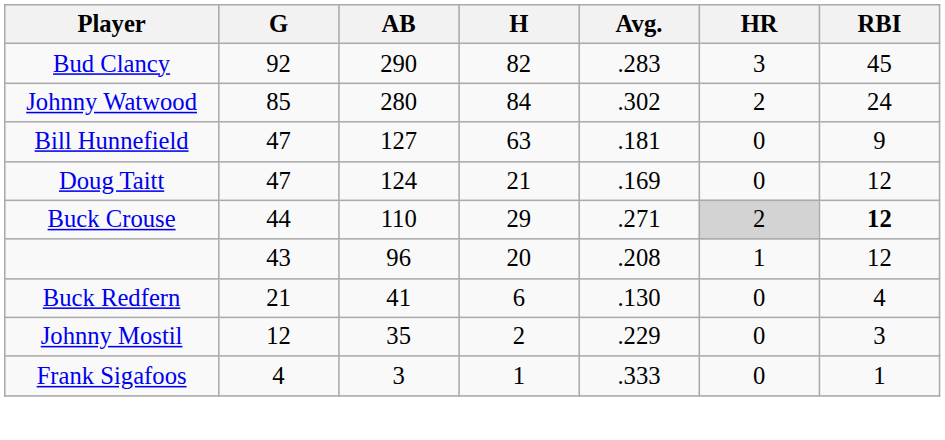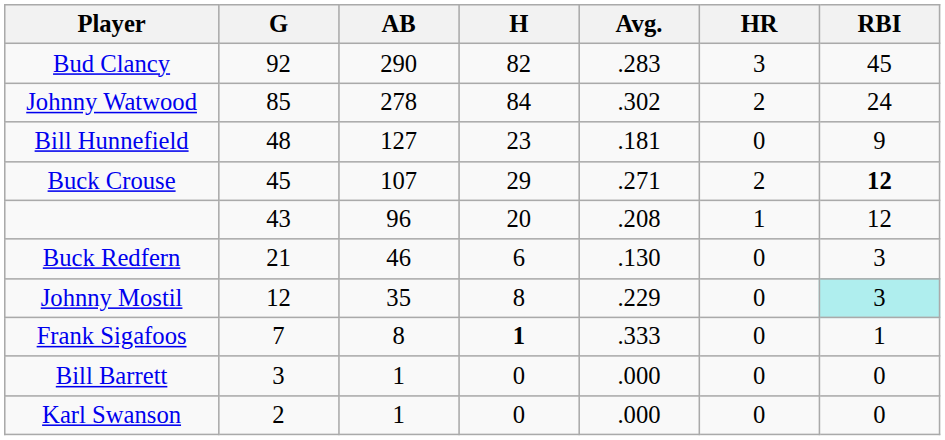(399, 102) 280 -> (399, 102) 278
(279, 141) 47 -> (279, 141) 48
(519, 141) 63 -> (519, 141) 23
- row: (112, 180)
(279, 219) 44 -> (279, 180) 45
(399, 219) 110 -> (399, 180) 107
(759, 219) lightgrey background -> (759, 180) no background
(399, 297) 41 -> (399, 258) 46
(879, 297) 4 -> (879, 258) 3
(519, 336) 2 -> (519, 297) 8
(879, 336) no background -> (879, 297) paleturquoise background
(279, 375) 4 -> (279, 336) 7
(399, 375) 3 -> (399, 336) 8
(519, 375) normal -> (519, 336) bold
+ row: (112, 375)
+ row: (112, 414)
